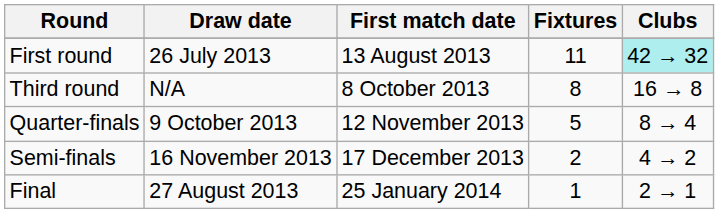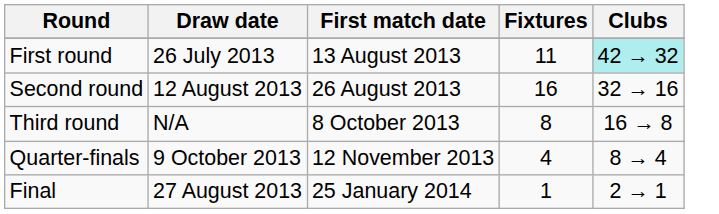+ row: (76, 89)
(576, 123) 5 -> (546, 157) 4
- row: (63, 157)
